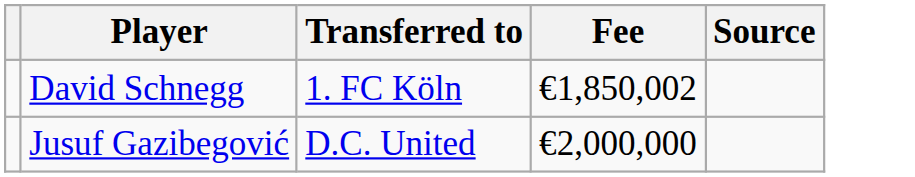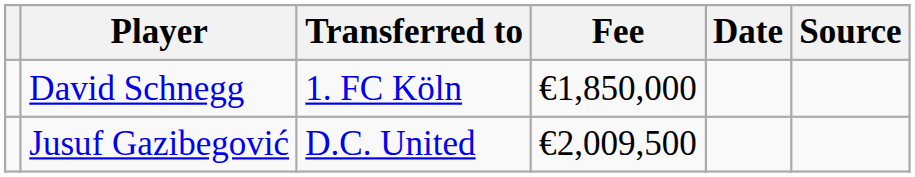+ column: (748, 32)
(618, 87) €1,850,002 -> (618, 87) €1,850,000
(618, 143) €2,000,000 -> (618, 143) €2,009,500
